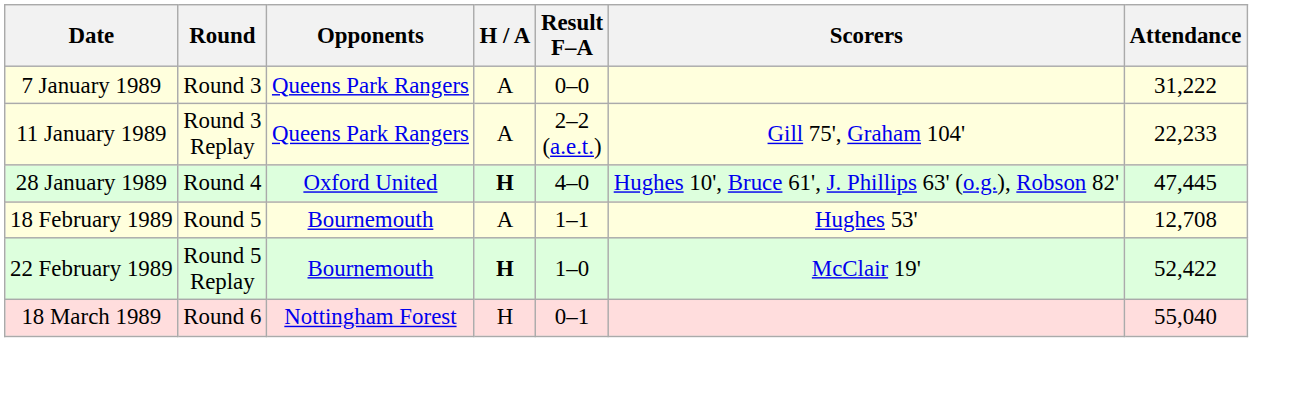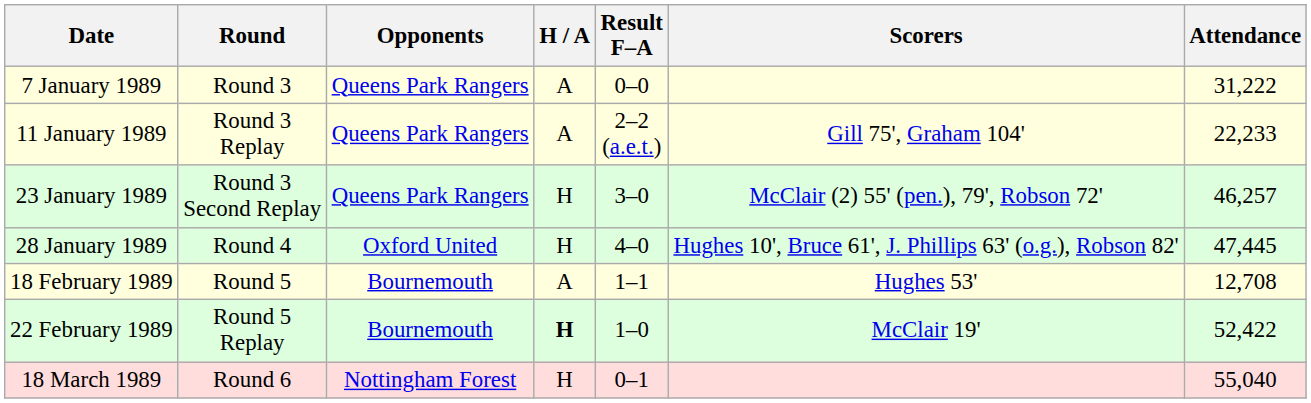+ row: (91, 195)
(505, 182) bold -> (565, 245) normal
